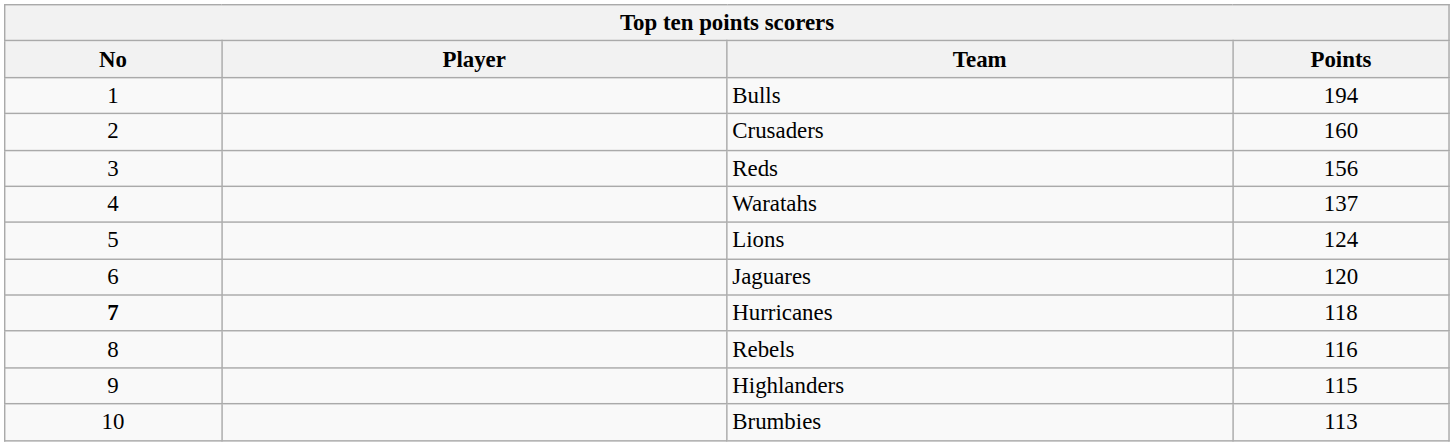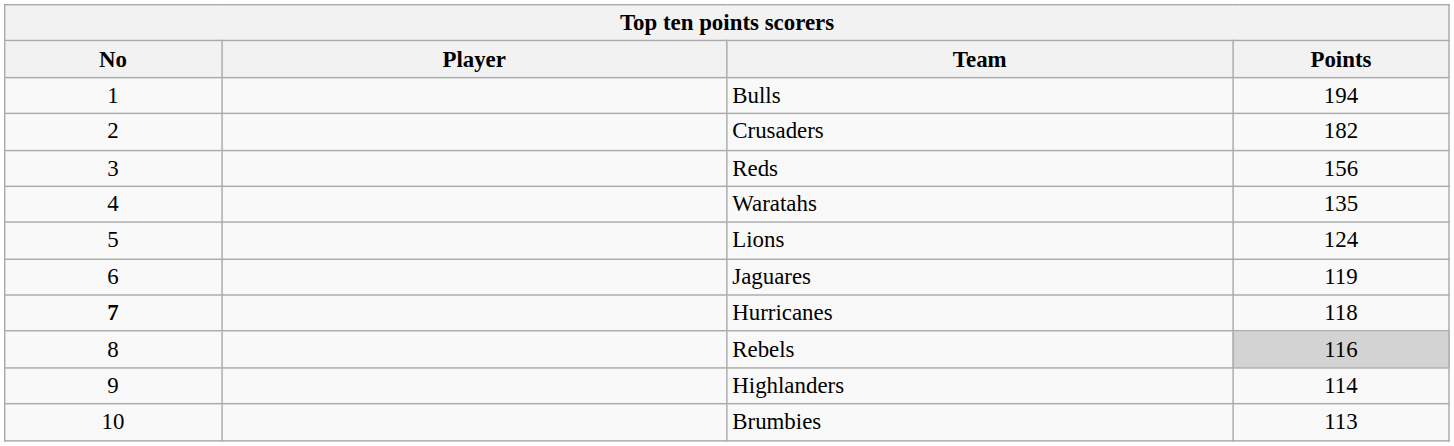(1341, 131) 160 -> (1341, 131) 182
(1341, 204) 137 -> (1341, 204) 135
(1341, 276) 120 -> (1341, 276) 119
(1341, 349) no background -> (1341, 349) lightgrey background
(1341, 385) 115 -> (1341, 385) 114
